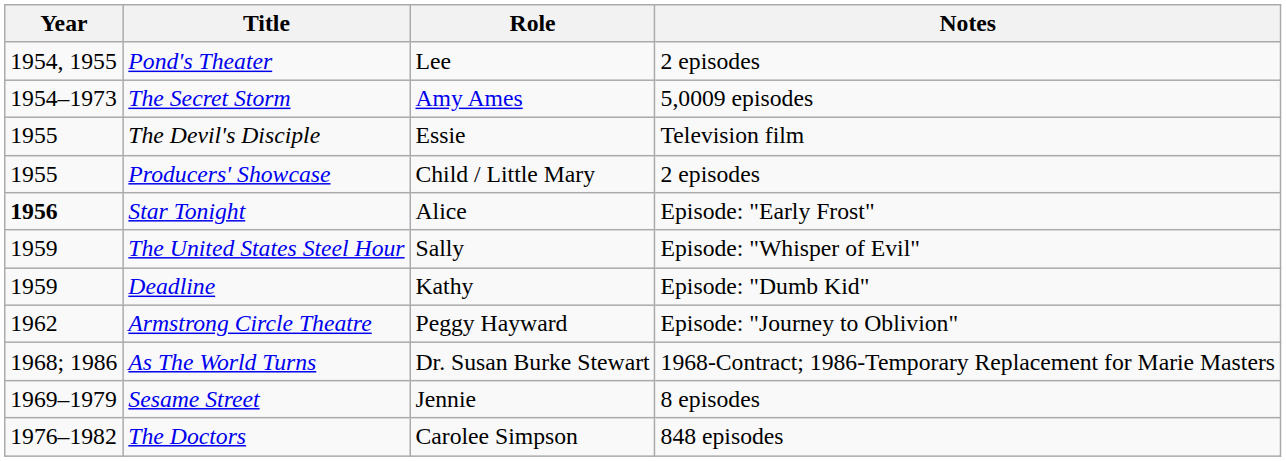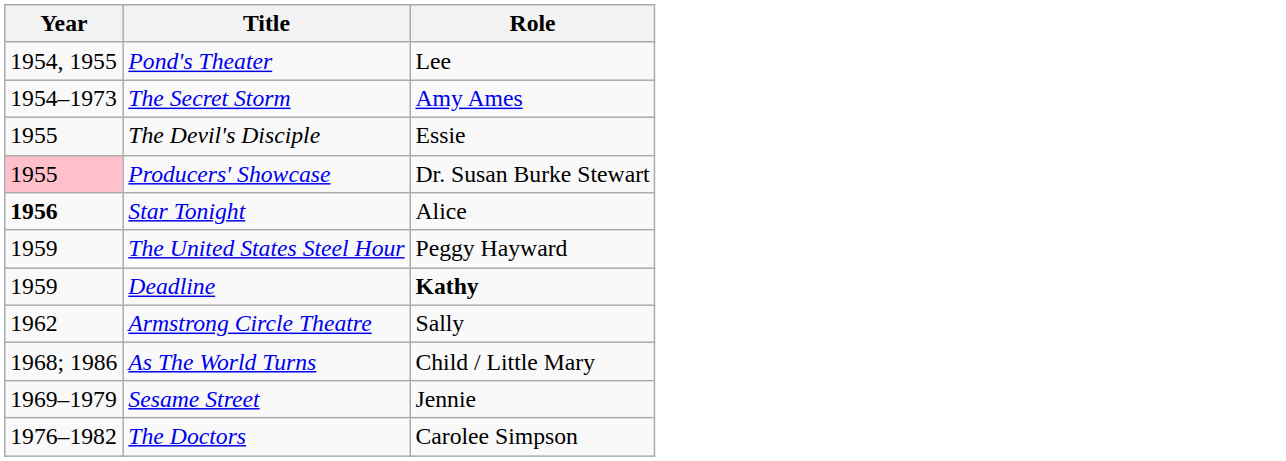- column: (968, 23)
(34, 173) no background -> (34, 173) pink background
(505, 173) Child / Little Mary -> (533, 173) Dr. Susan Burke Stewart
(440, 248) Sally -> (491, 248) Peggy Hayward
(444, 286) normal -> (447, 286) bold
(491, 323) Peggy Hayward -> (440, 323) Sally
(533, 361) Dr. Susan Burke Stewart -> (505, 361) Child / Little Mary
